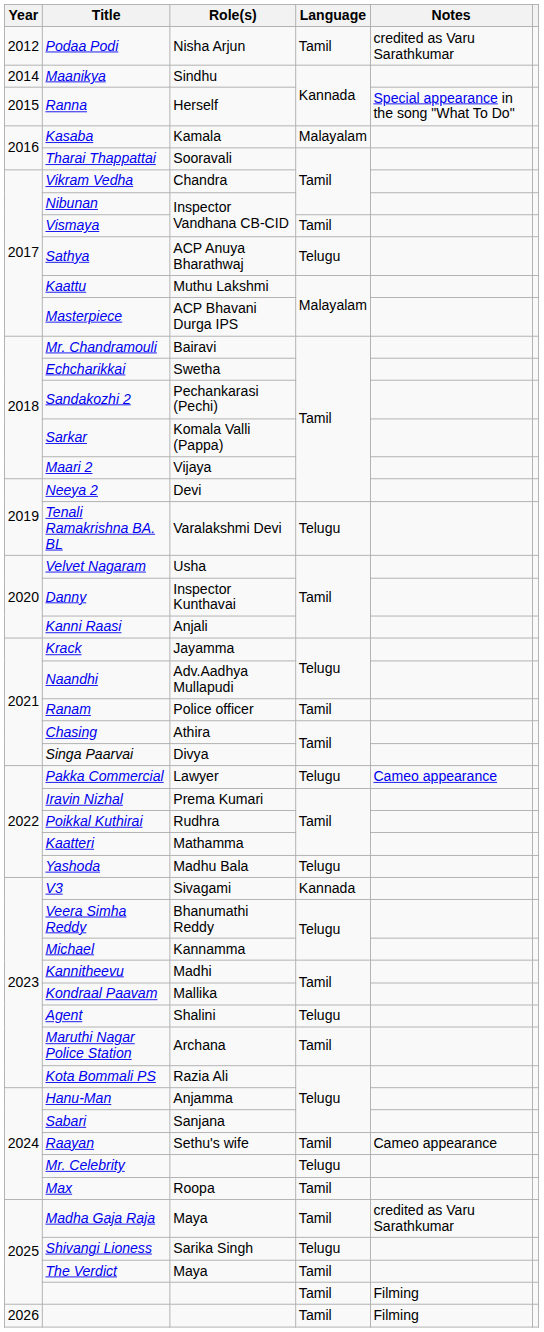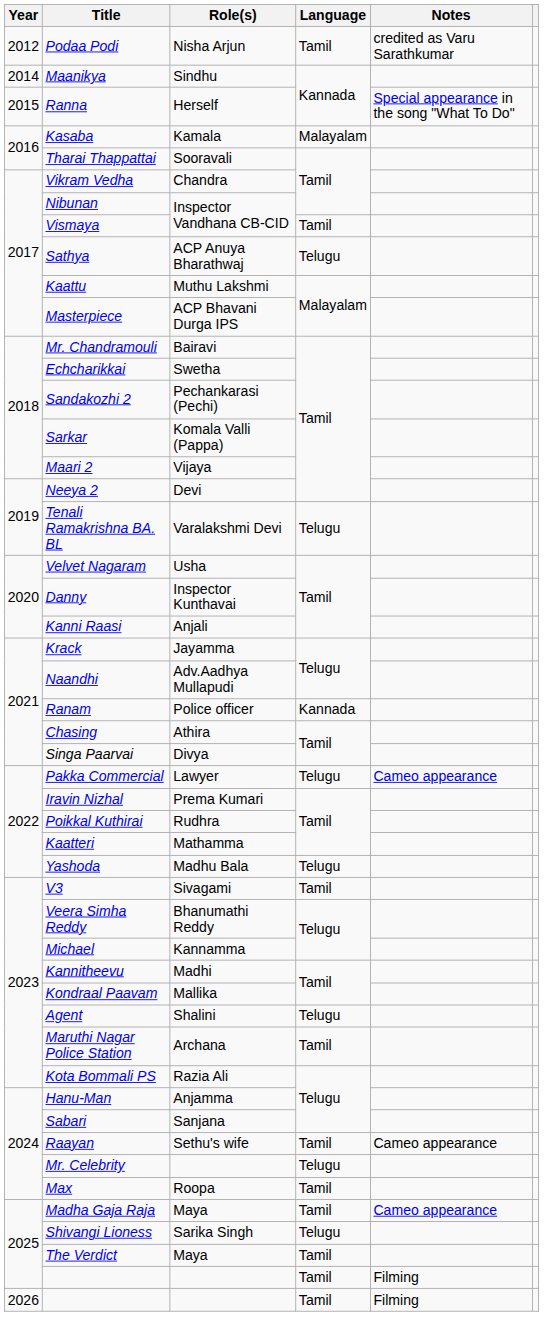(315, 709) Tamil -> (327, 709) Kannada
(327, 888) Kannada -> (315, 888) Tamil
(424, 1218) credited as Varu Sarathkumar -> (435, 1210) Cameo appearance
